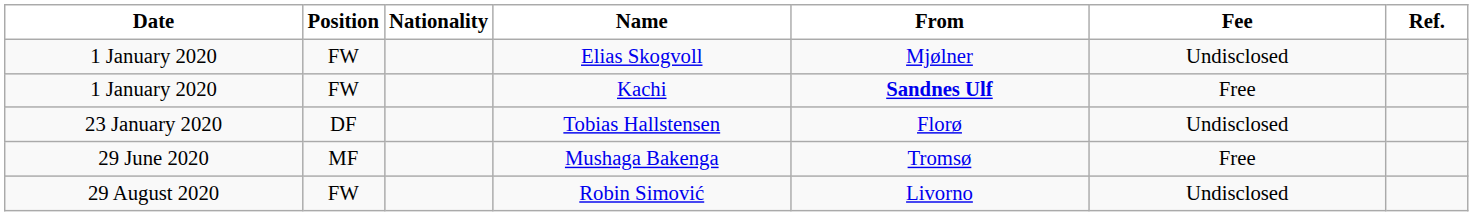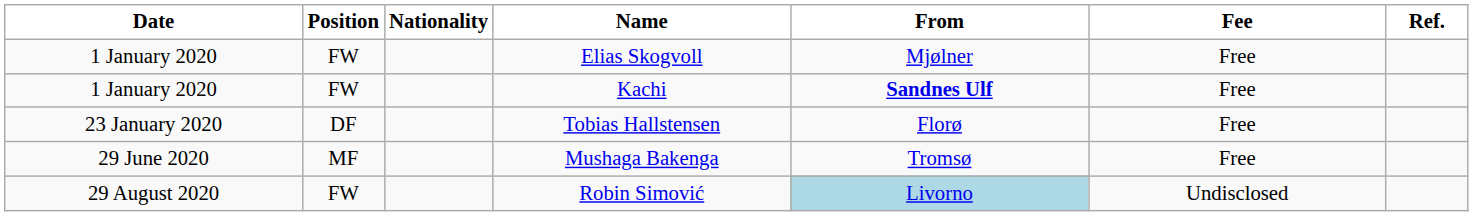(1237, 56) Undisclosed -> (1237, 56) Free
(1237, 124) Undisclosed -> (1237, 124) Free
(939, 192) no background -> (939, 192) lightblue background
